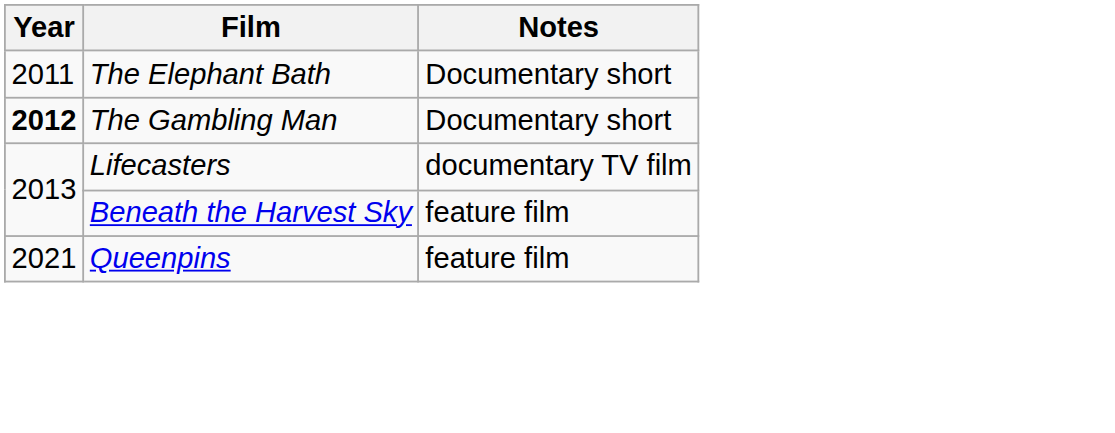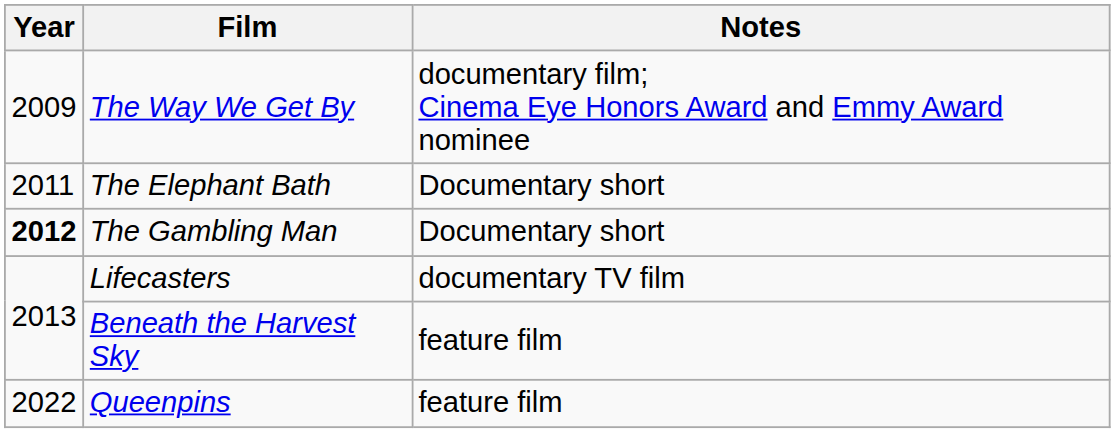+ row: (222, 106)
(44, 258) 2021 -> (44, 402) 2022
